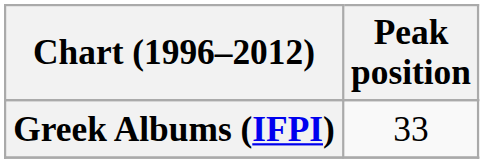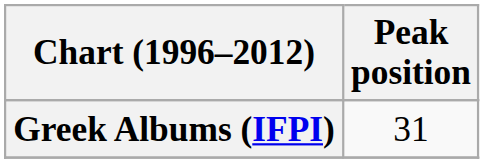(411, 128) 33 -> (411, 128) 31
